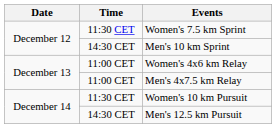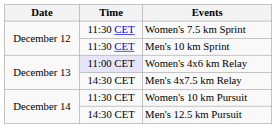(111, 47) 14:30 CET -> (111, 47) 11:30 CET
(111, 64) no background -> (111, 64) lavender background
(111, 81) 11:00 CET -> (111, 81) 14:30 CET
